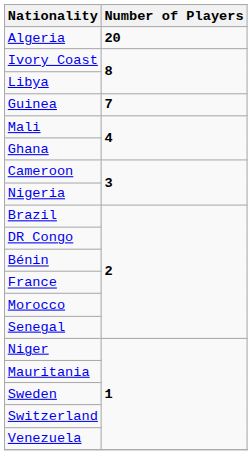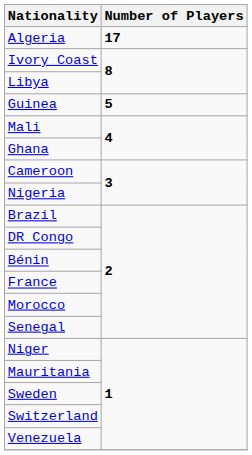(113, 38) 20 -> (113, 38) 17
(108, 105) 7 -> (108, 105) 5
